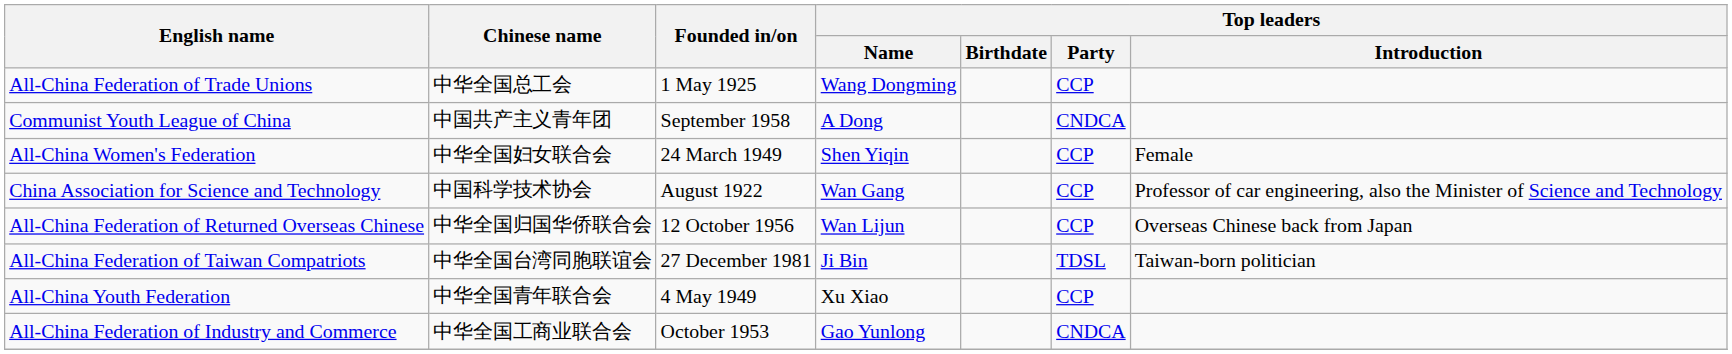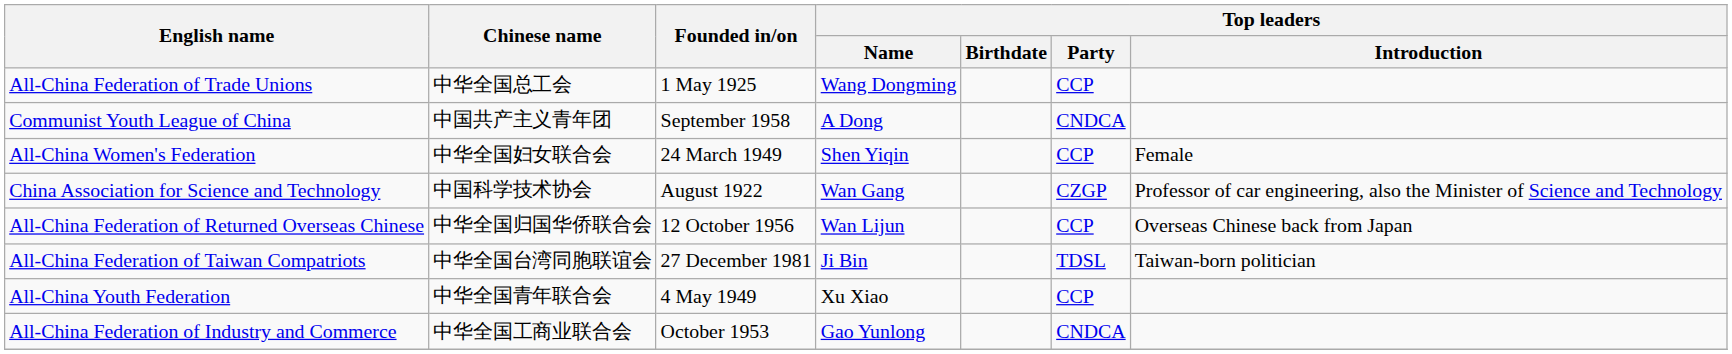(1075, 190) CCP -> (1082, 190) CZGP
